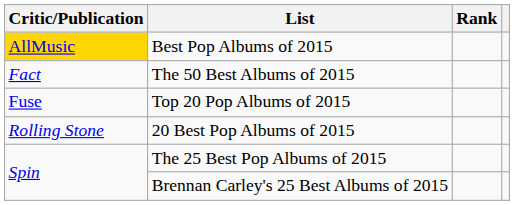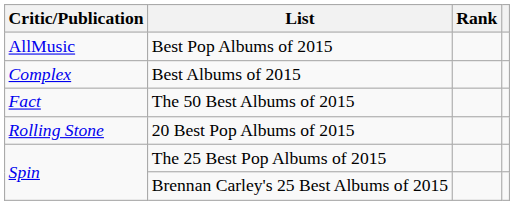(42, 46) gold background -> (42, 46) no background
+ row: (226, 74)
- row: (251, 102)
